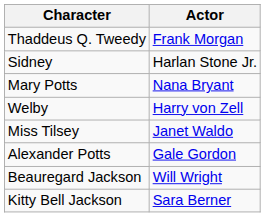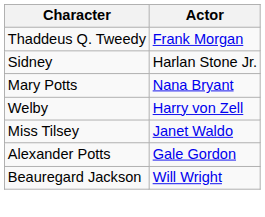- row: (65, 200)
